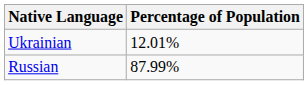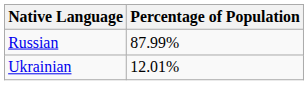rows swapped: (40, 42) <-> (33, 67)
